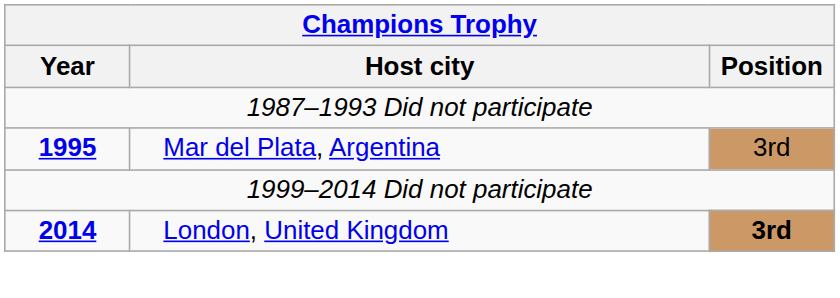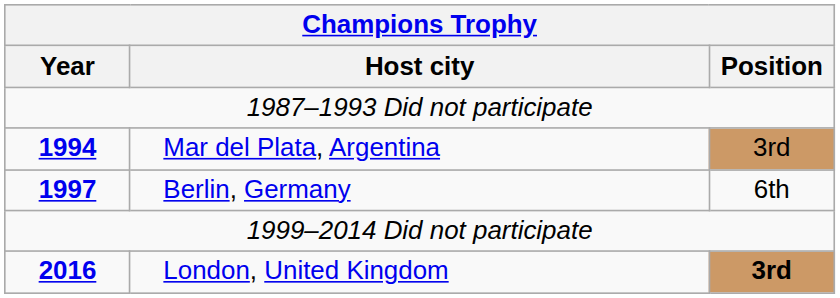(67, 148) 1995 -> (67, 148) 1994
+ row: (257, 189)
(67, 230) 2014 -> (67, 271) 2016
